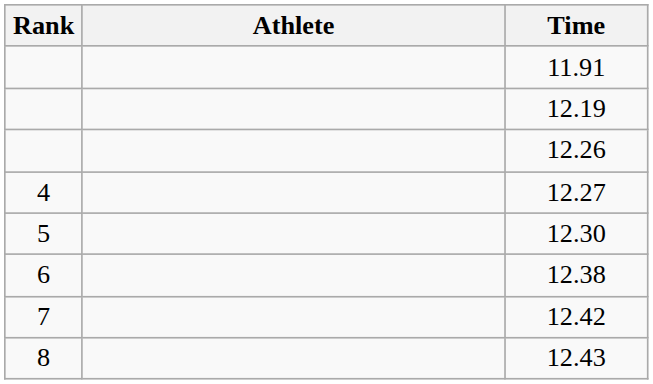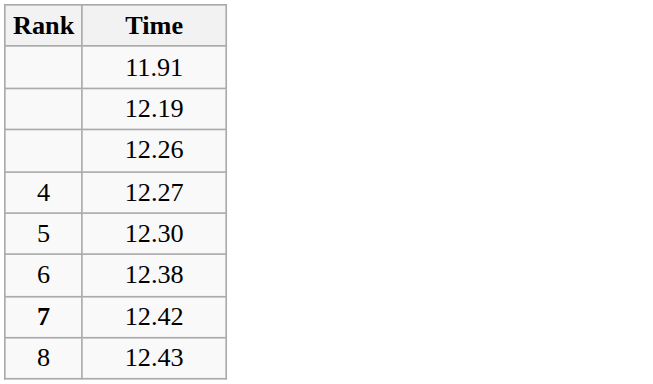- column: (294, 25)
(44, 316) normal -> (44, 316) bold
